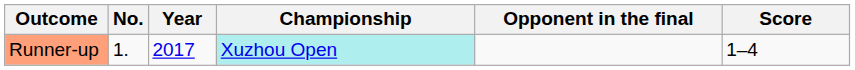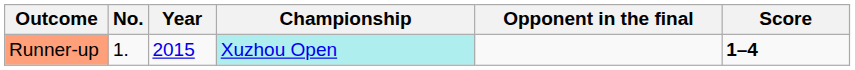(174, 49) 2017 -> (174, 49) 2015
(742, 49) normal -> (742, 49) bold
